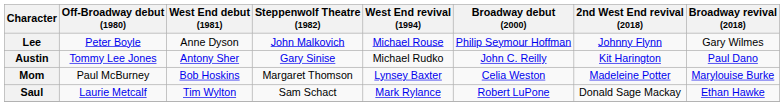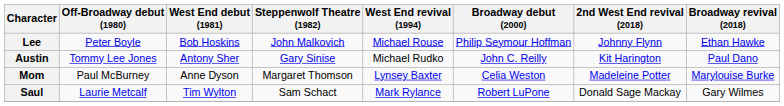(210, 42) Anne Dyson -> (210, 42) Bob Hoskins
(733, 42) Gary Wilmes -> (733, 42) Ethan Hawke
(210, 76) Bob Hoskins -> (210, 76) Anne Dyson
(733, 93) Ethan Hawke -> (733, 93) Gary Wilmes
